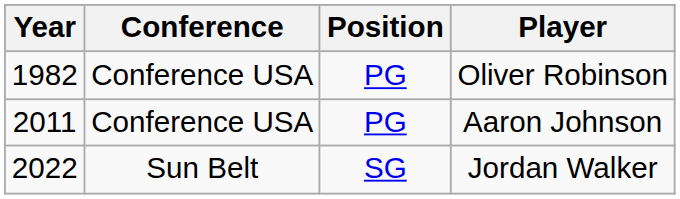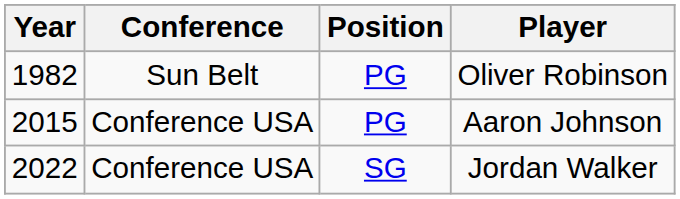(202, 74) Conference USA -> (202, 74) Sun Belt
(45, 121) 2011 -> (45, 121) 2015
(202, 168) Sun Belt -> (202, 168) Conference USA
